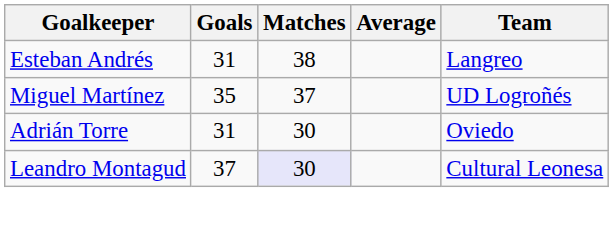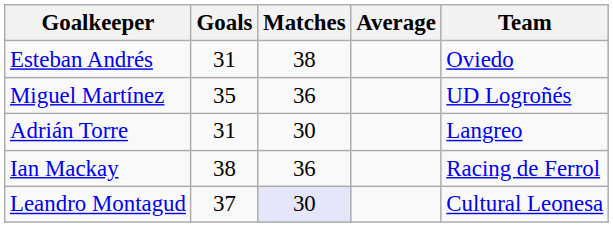(484, 58) Langreo -> (480, 58) Oviedo
(304, 95) 37 -> (304, 95) 36
(480, 131) Oviedo -> (484, 131) Langreo
+ row: (64, 167)
